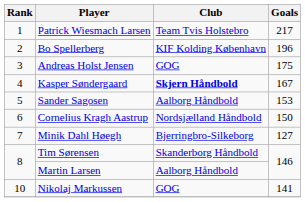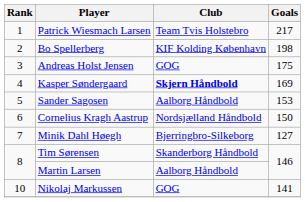(285, 48) 196 -> (285, 48) 198
(285, 83) 167 -> (285, 83) 169
